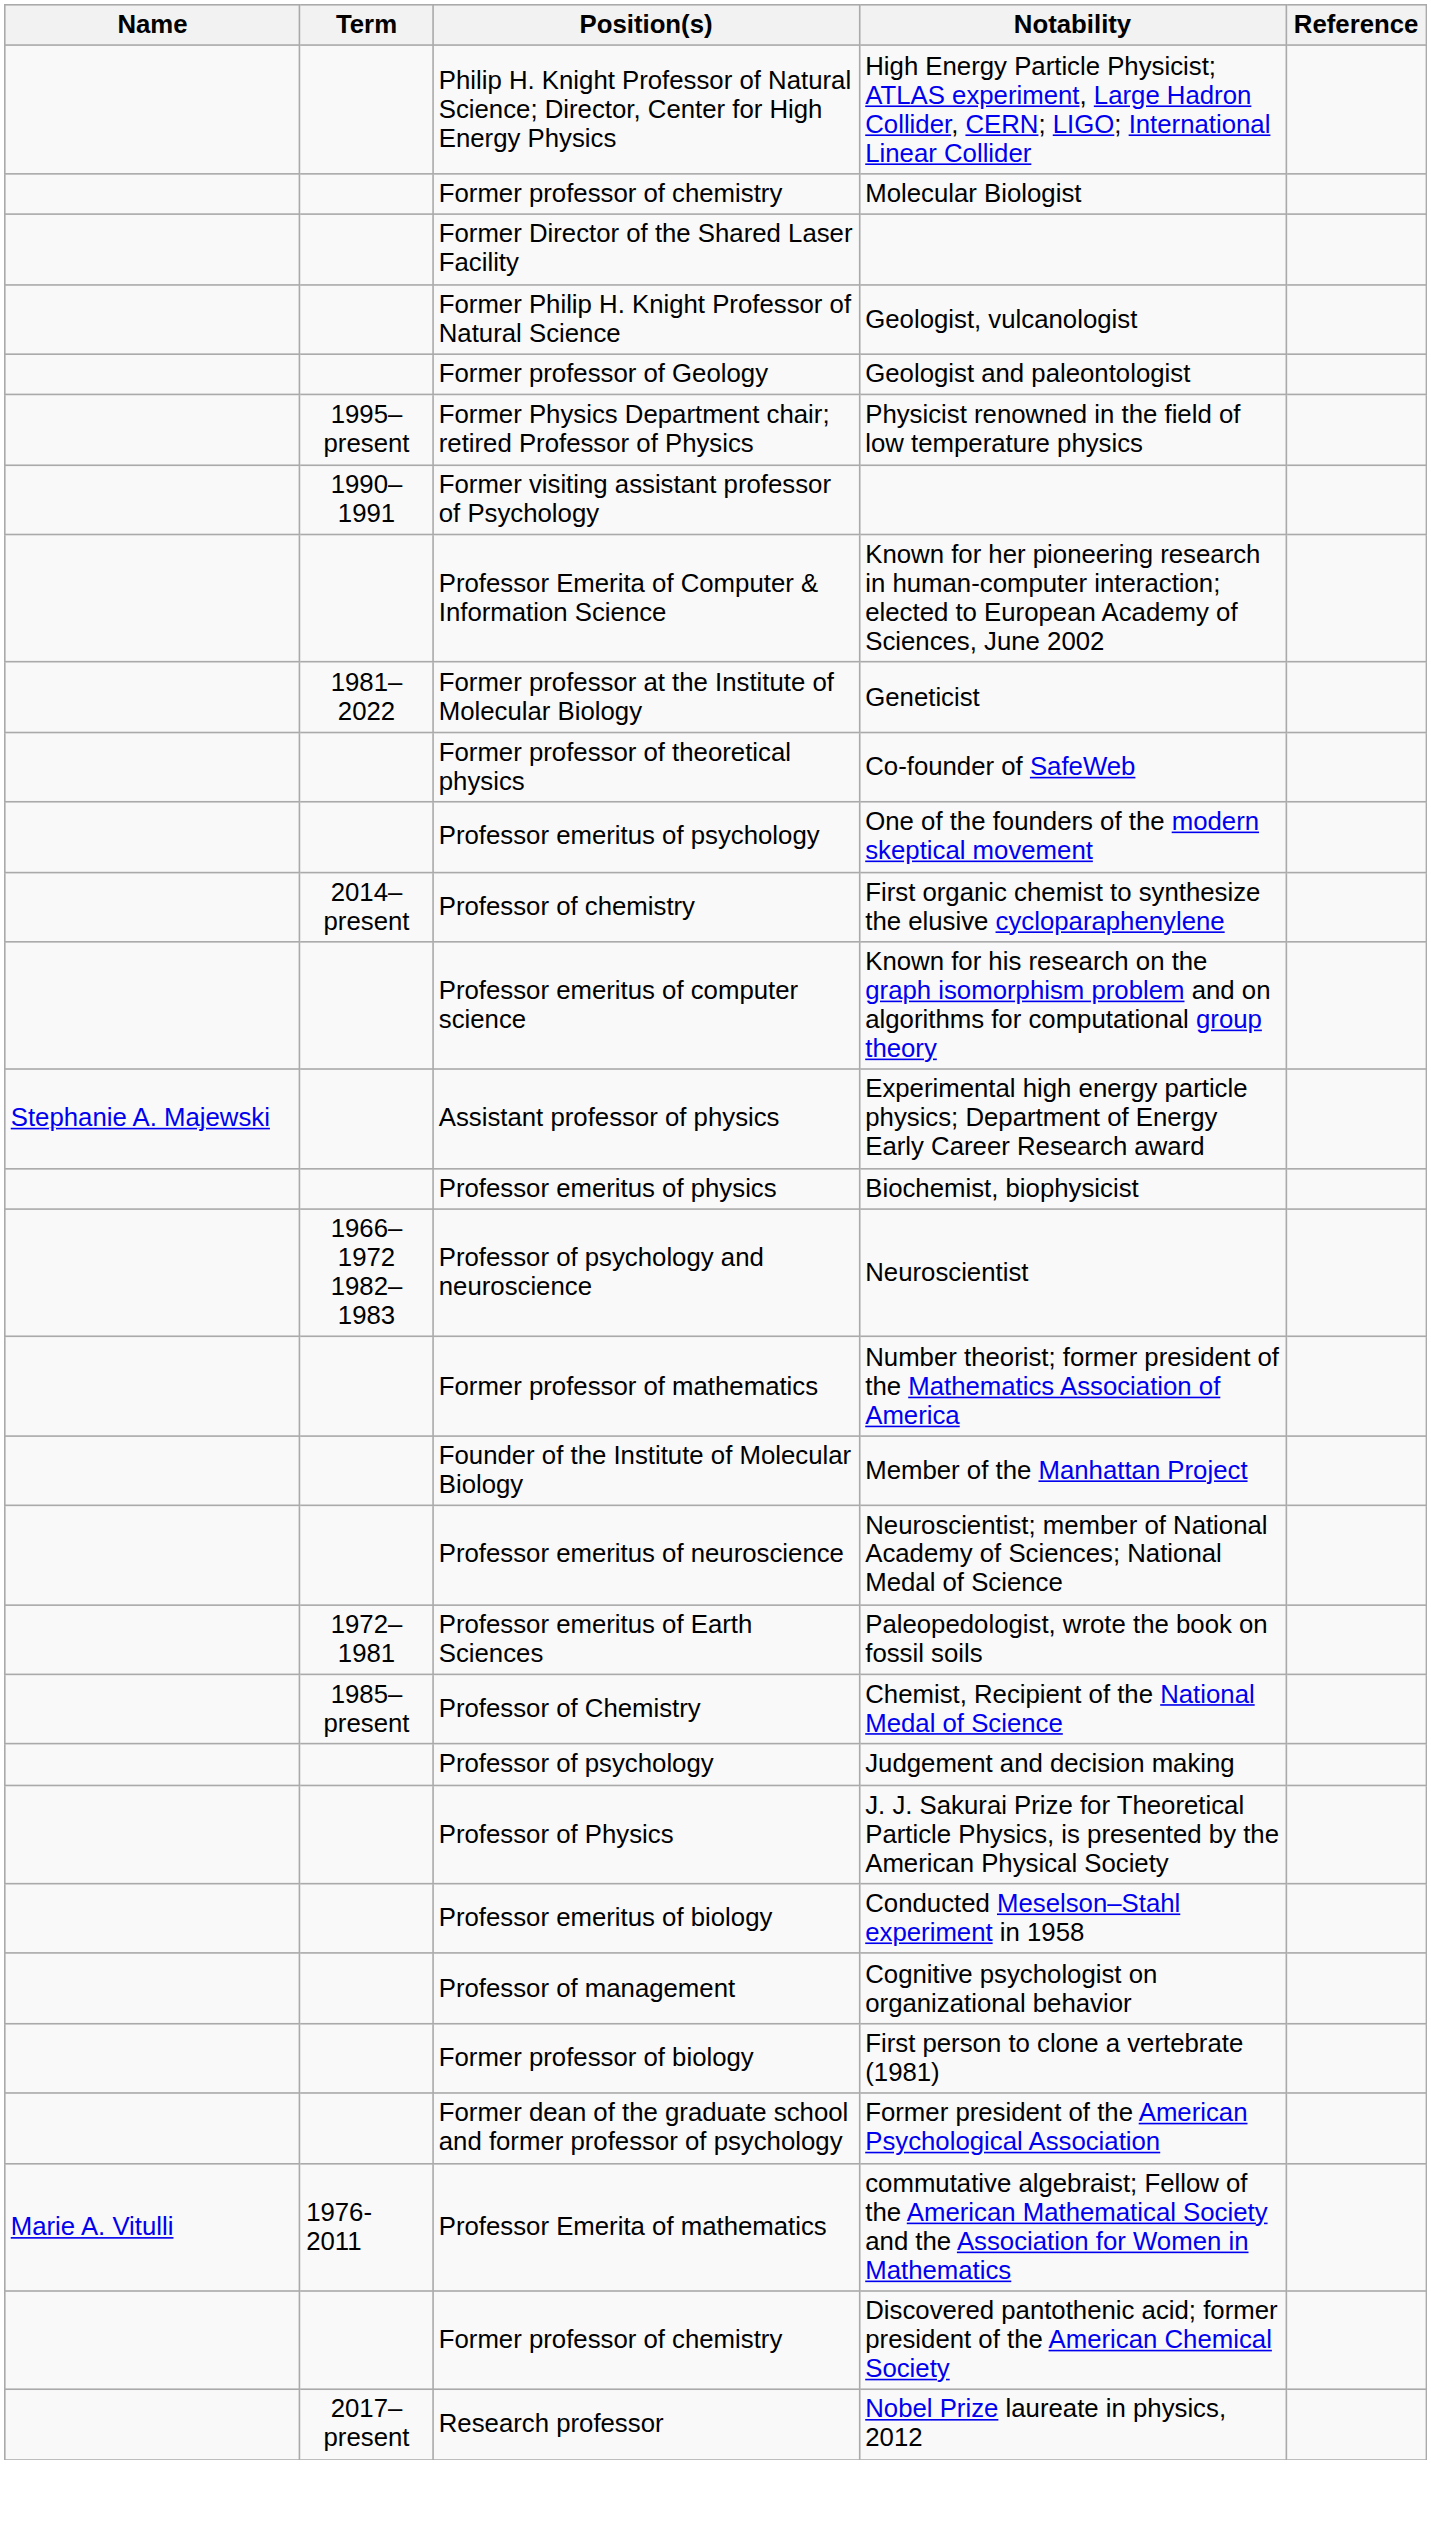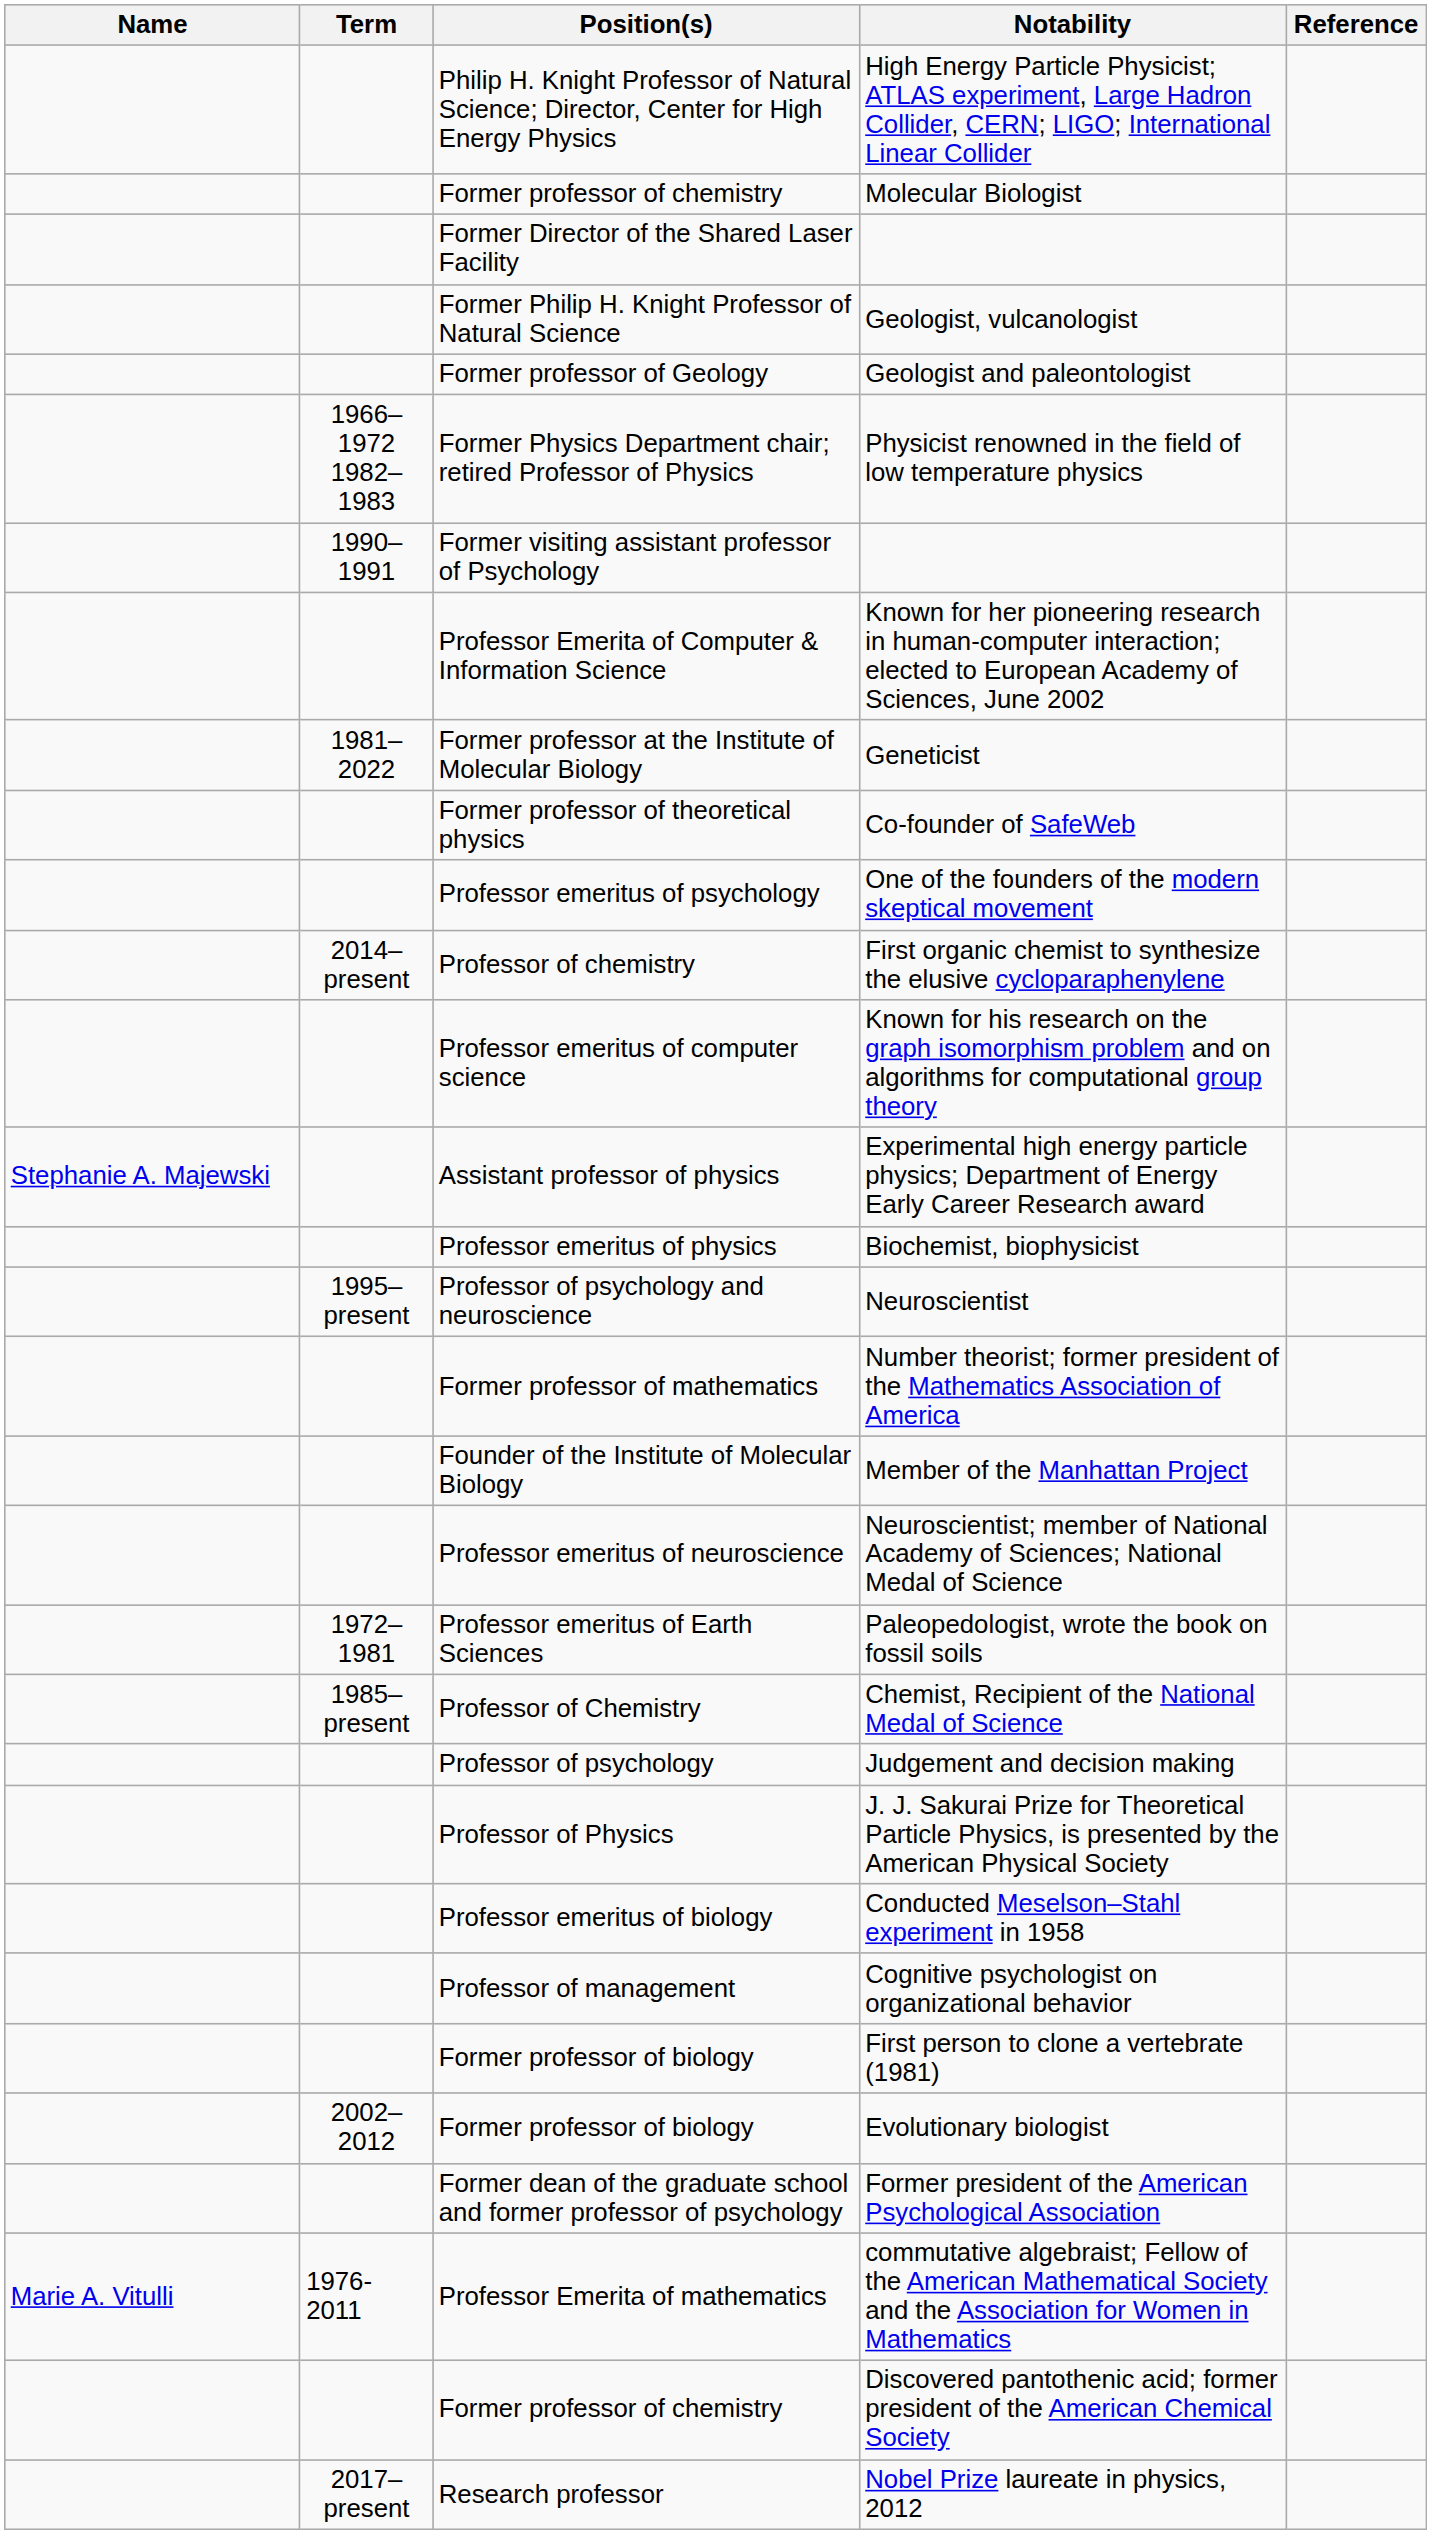(367, 429) 1995–present -> (367, 458) 1966–1972 1982–1983
(367, 1272) 1966–1972 1982–1983 -> (367, 1301) 1995–present
+ row: (596, 2127)
